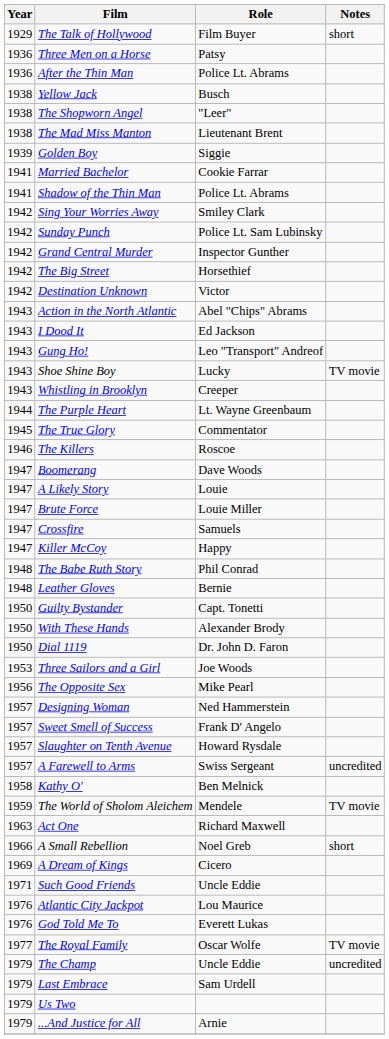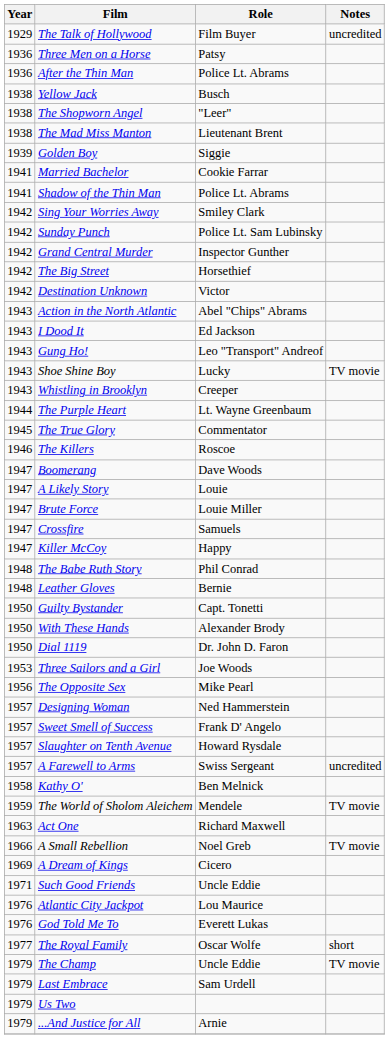(341, 34) short -> (355, 34) uncredited
(341, 845) short -> (354, 845) TV movie
(354, 944) TV movie -> (341, 944) short
(355, 964) uncredited -> (354, 964) TV movie
